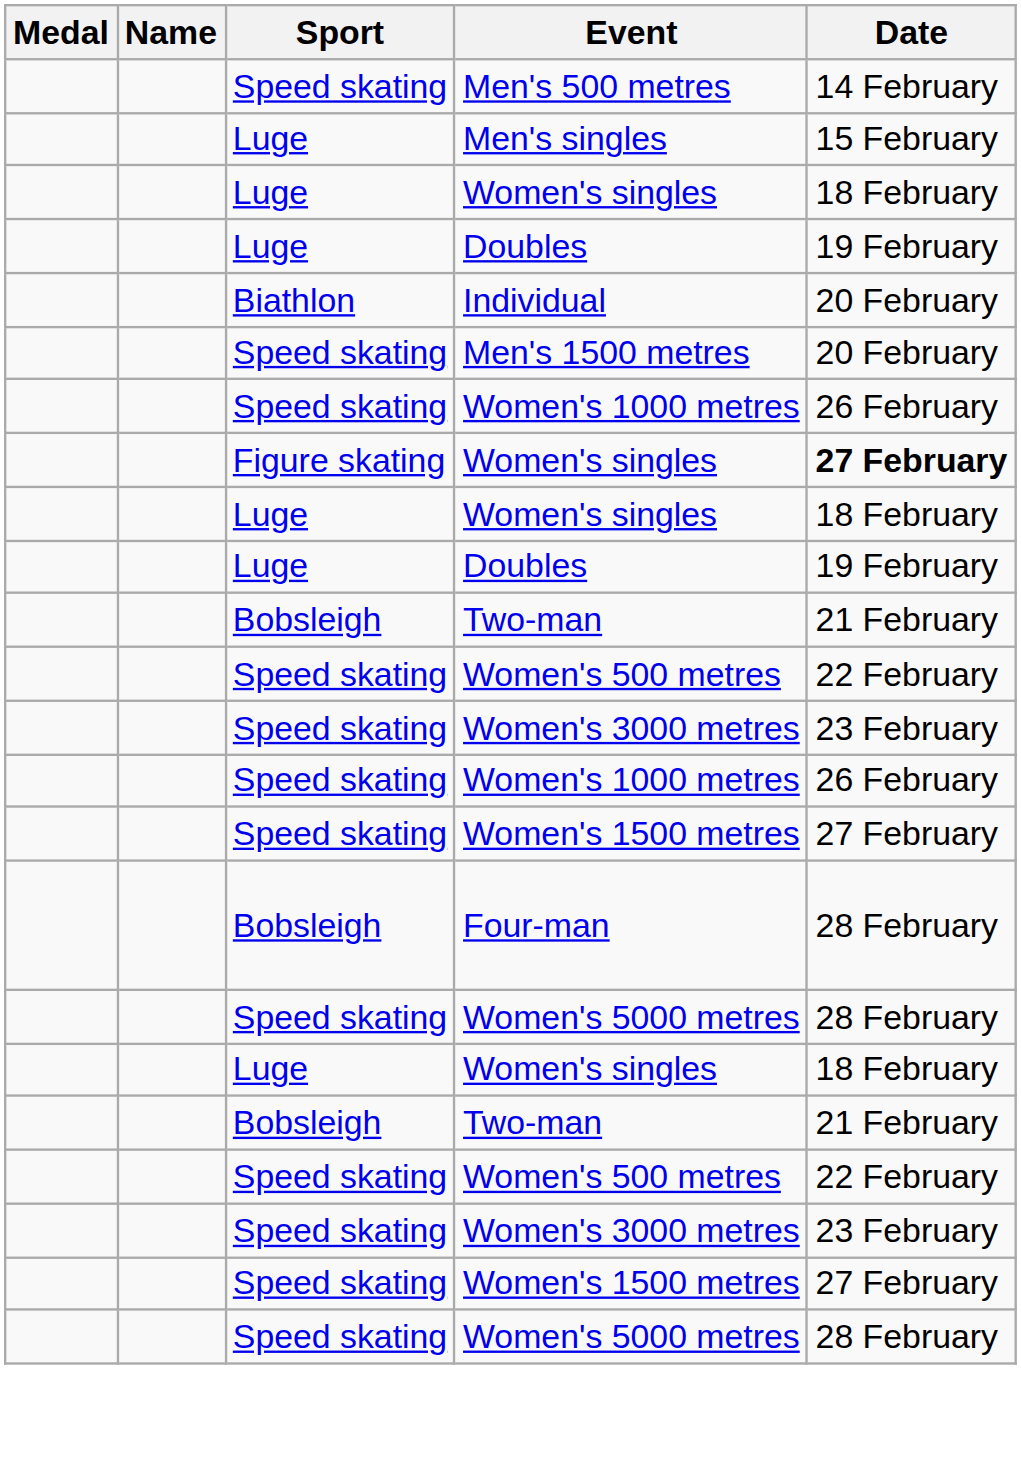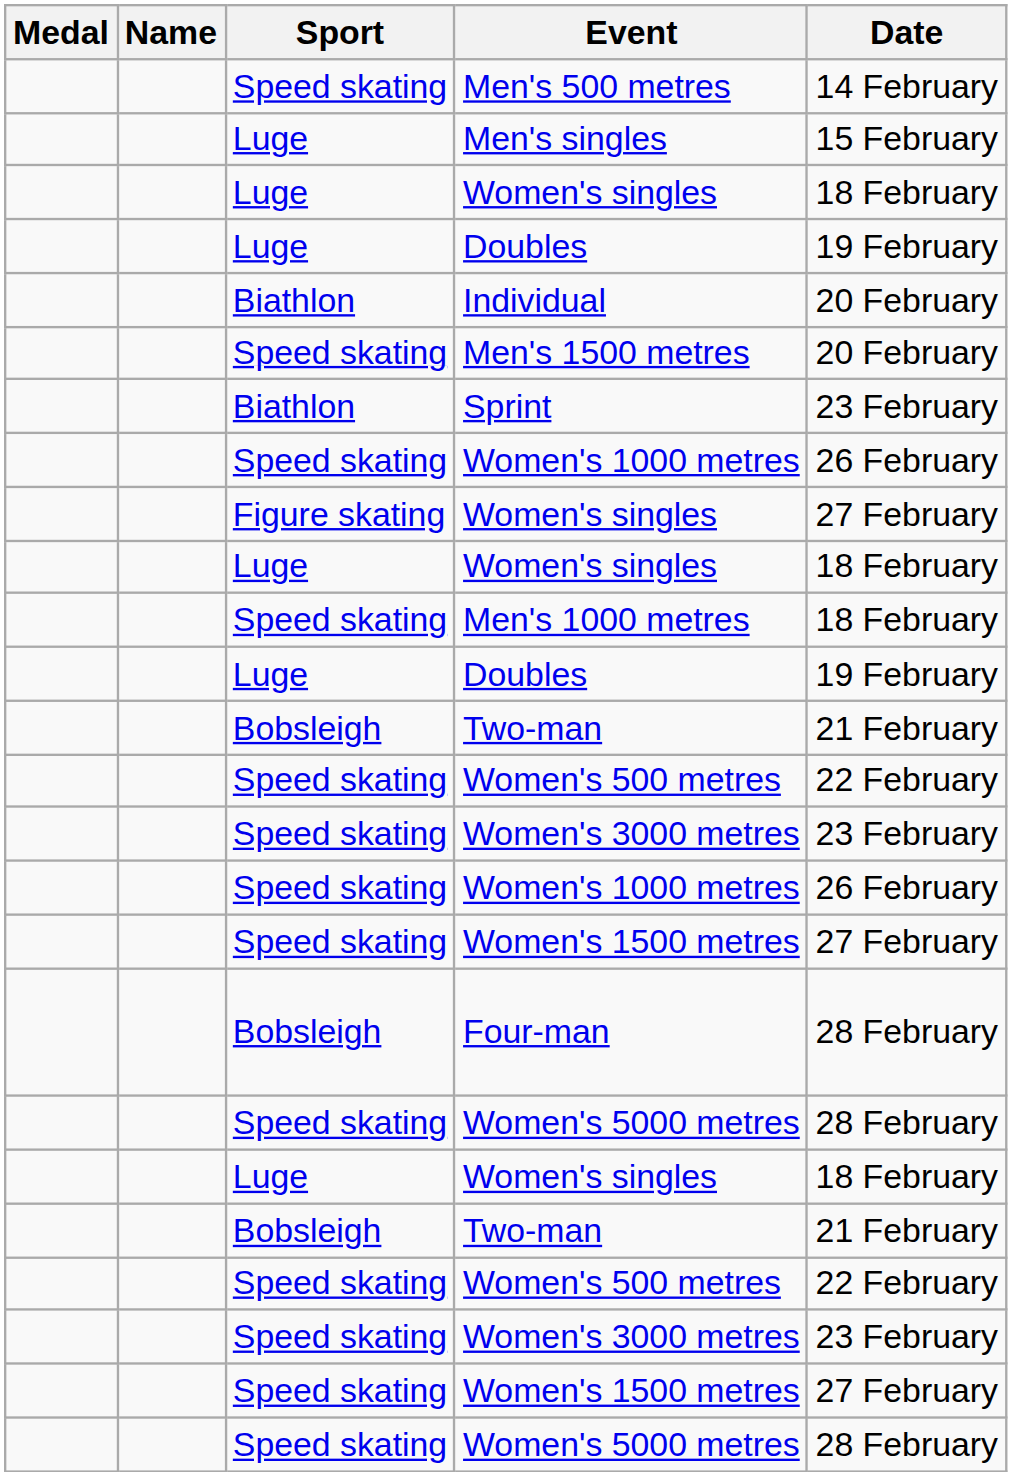+ row: (294, 407)
(911, 460) bold -> (907, 513) normal
+ row: (340, 620)
